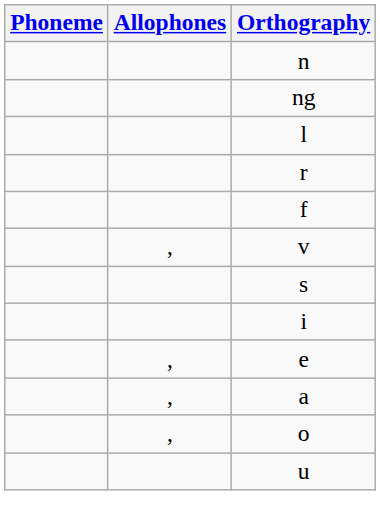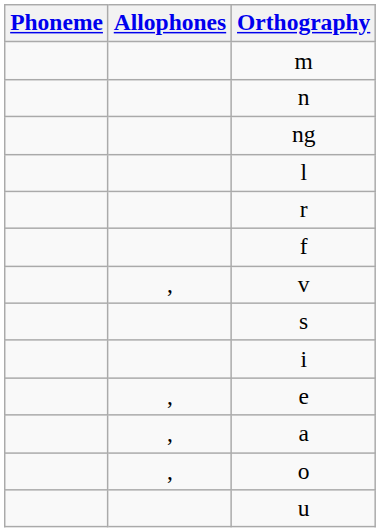+ row: (304, 60)
